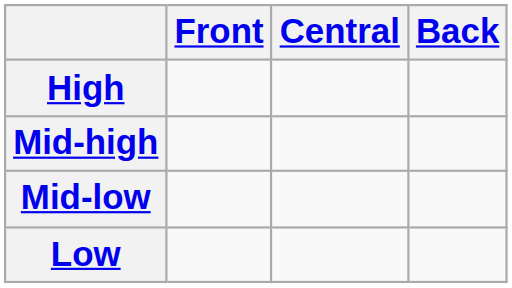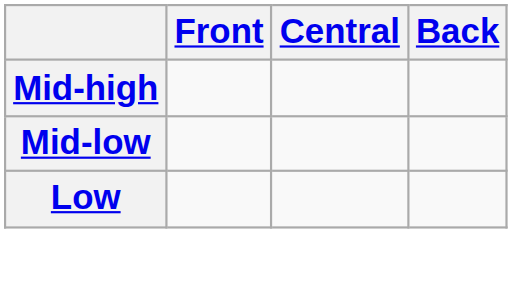- row: (86, 87)
